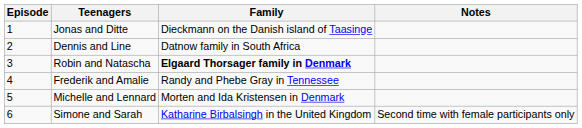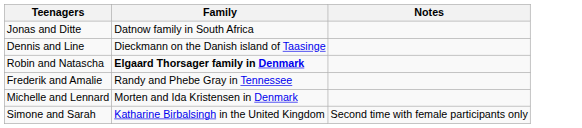- column: (28, 13)
(267, 30) Dieckmann on the Danish island of Taasinge -> (184, 30) Datnow family in South Africa
(231, 47) Datnow family in South Africa -> (220, 47) Dieckmann on the Danish island of Taasinge
